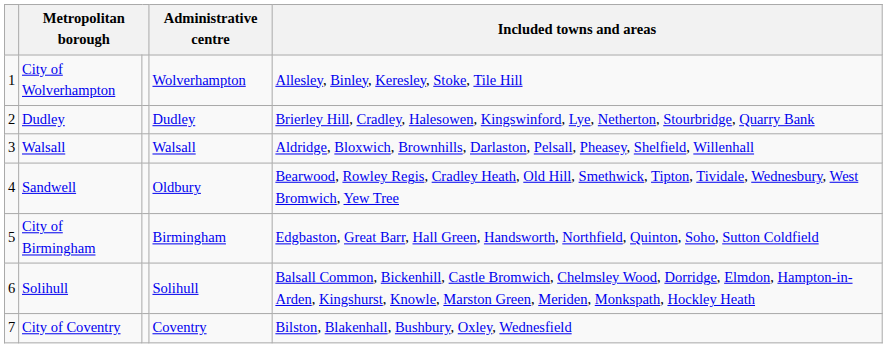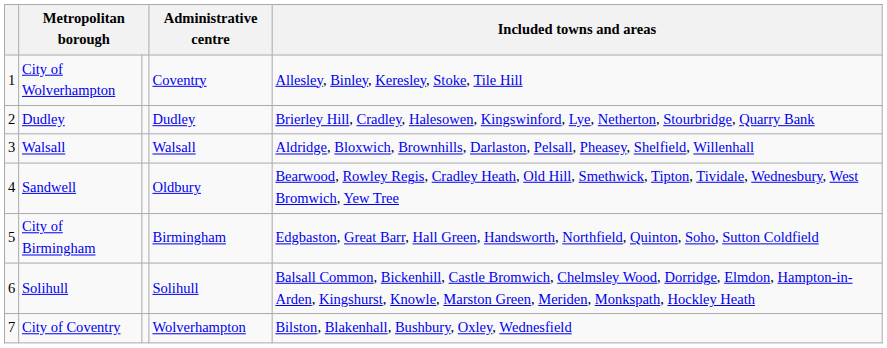(199, 80) Wolverhampton -> (180, 80) Coventry
(180, 328) Coventry -> (199, 328) Wolverhampton
